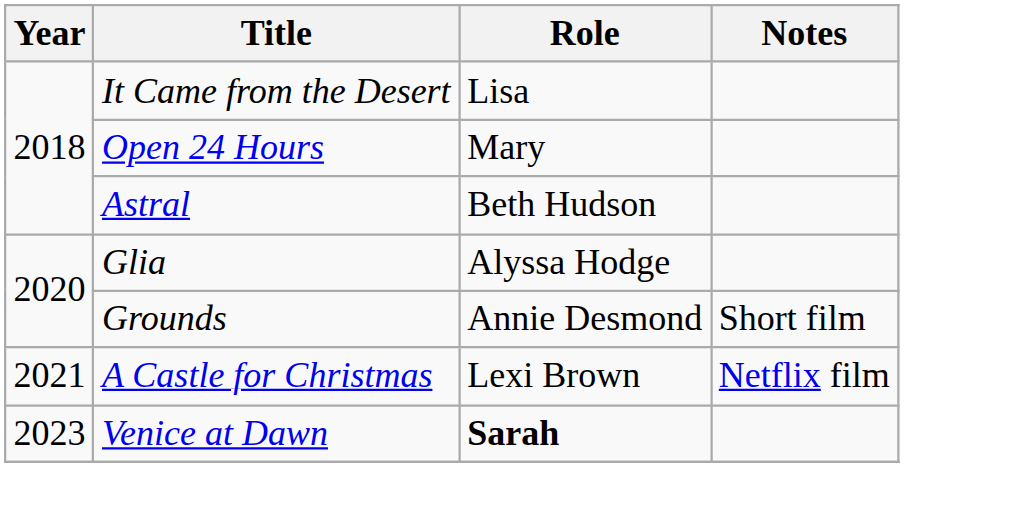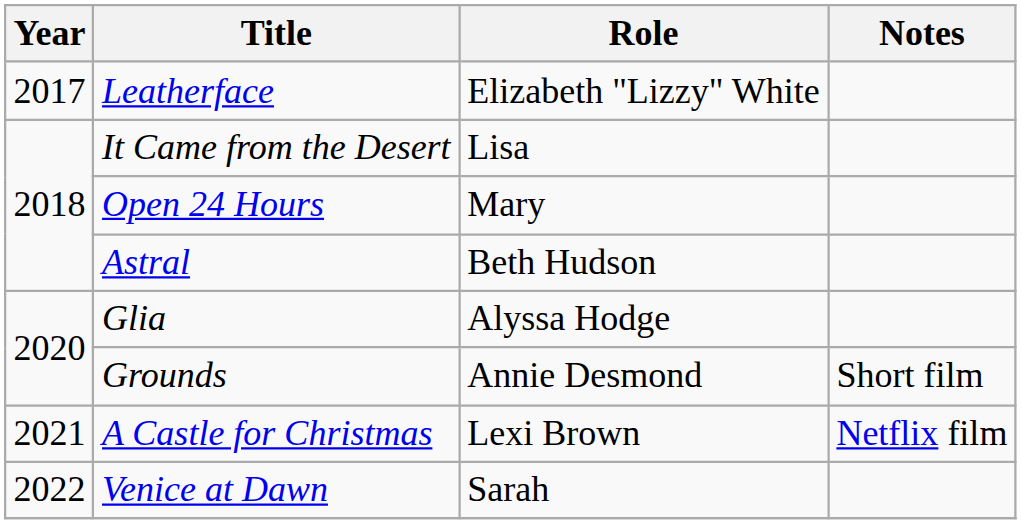+ row: (188, 90)
(49, 432) 2023 -> (49, 489) 2022
(513, 432) bold -> (508, 489) normal
